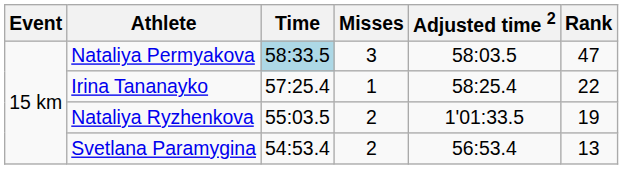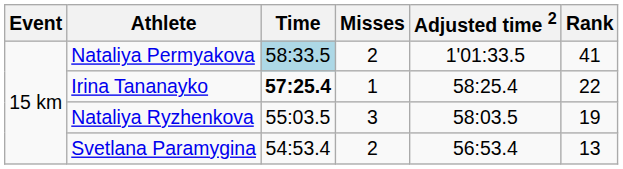(371, 56) 3 -> (372, 56) 2
(484, 56) 58:03.5 -> (485, 56) 1'01:33.5
(589, 56) 47 -> (590, 56) 41
(297, 87) normal -> (298, 87) bold
(371, 118) 2 -> (372, 118) 3
(484, 118) 1'01:33.5 -> (485, 118) 58:03.5
